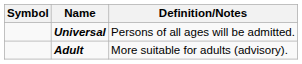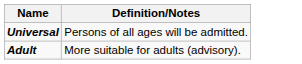- column: (28, 13)
